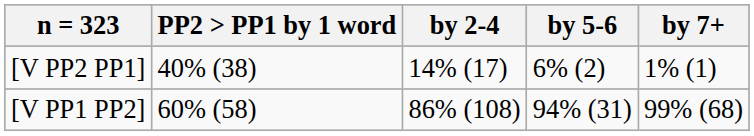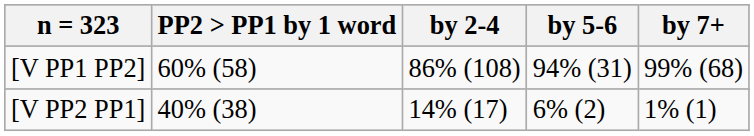rows swapped: (78, 109) <-> (78, 67)
